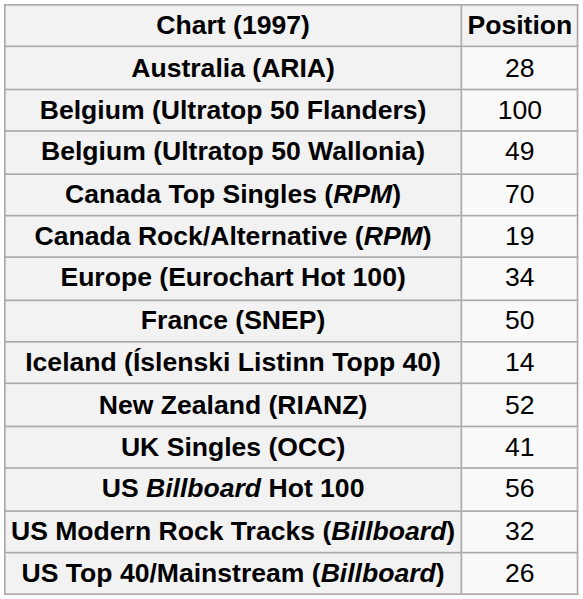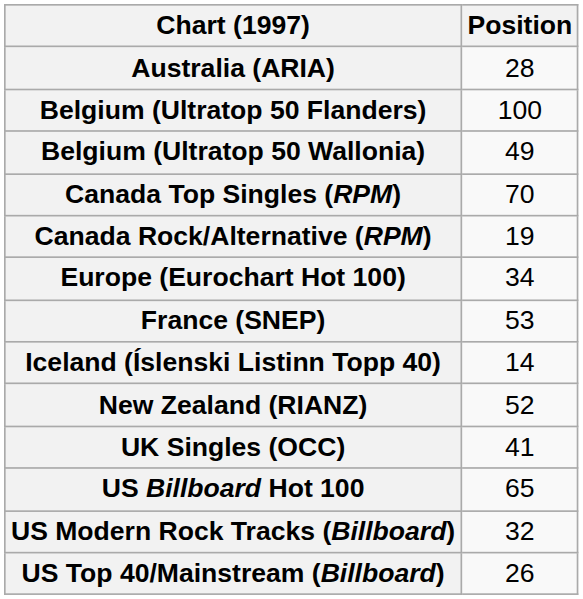(520, 320) 50 -> (520, 320) 53
(520, 488) 56 -> (520, 488) 65
